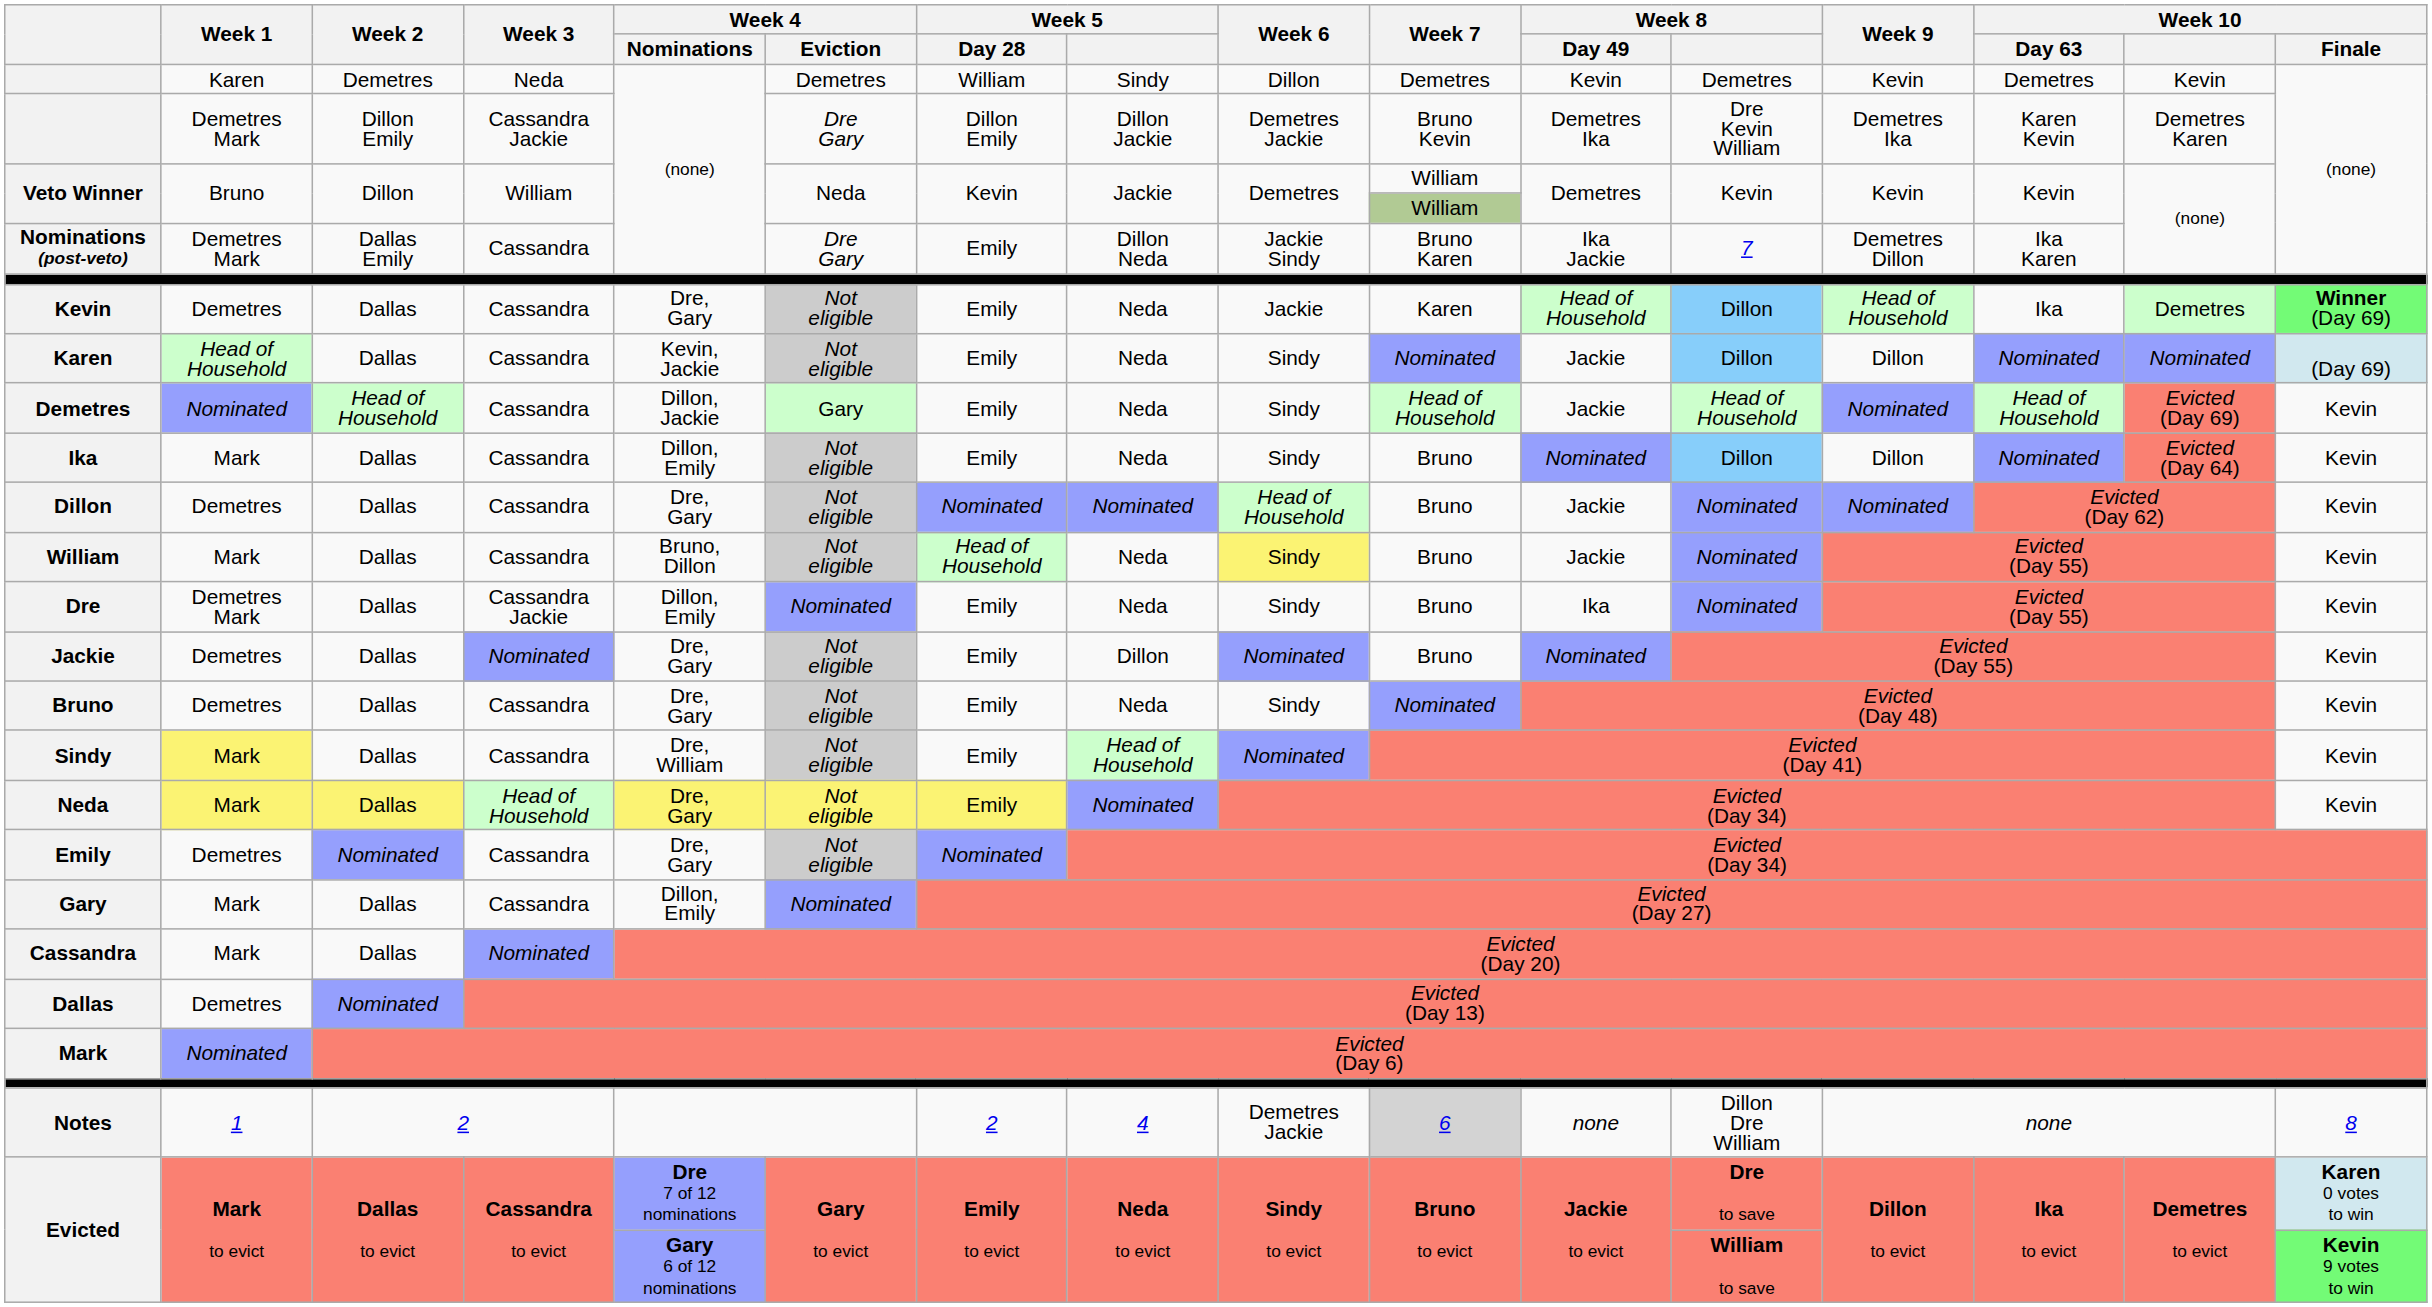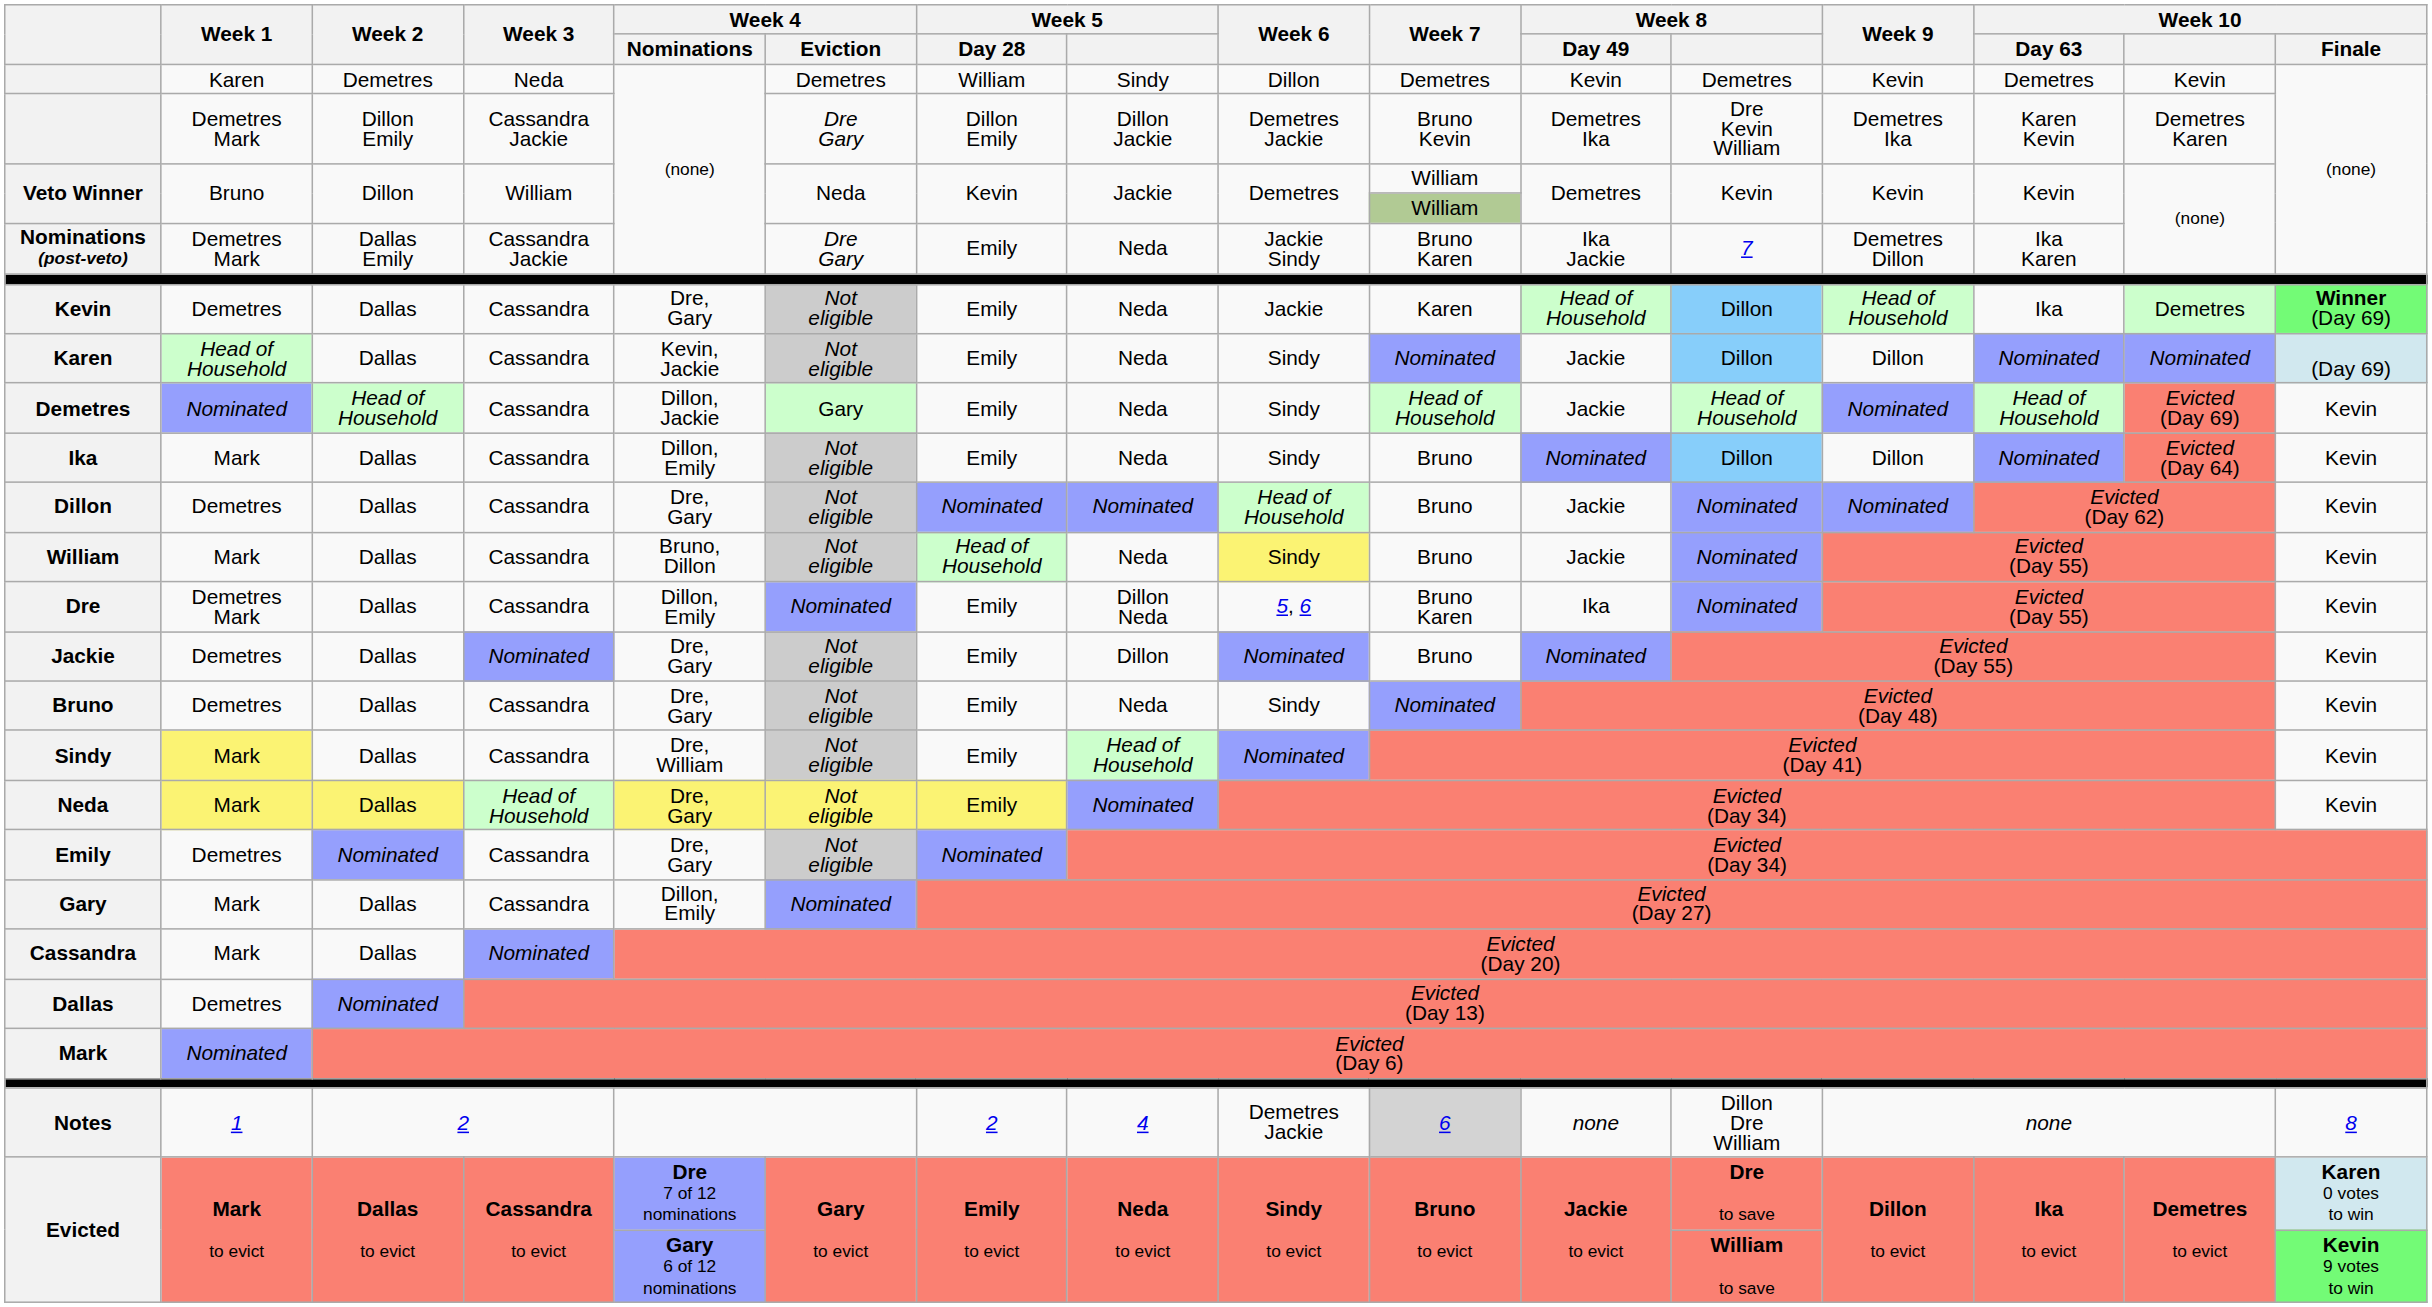(539, 248) Cassandra -> (539, 248) Cassandra Jackie
(1143, 248) Dillon Neda -> (1143, 248) Neda
(539, 606) Cassandra Jackie -> (539, 606) Cassandra
(1143, 606) Neda -> (1143, 606) Dillon Neda
(1294, 606) Sindy -> (1294, 606) 5, 6
(1445, 606) Bruno -> (1445, 606) Bruno Karen
